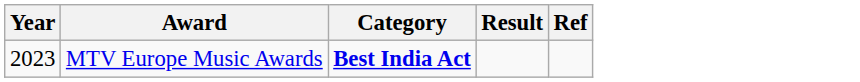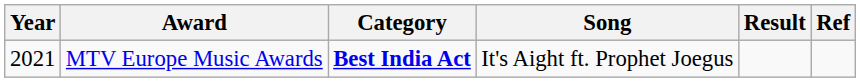+ column: (607, 22)
(33, 58) 2023 -> (33, 58) 2021
